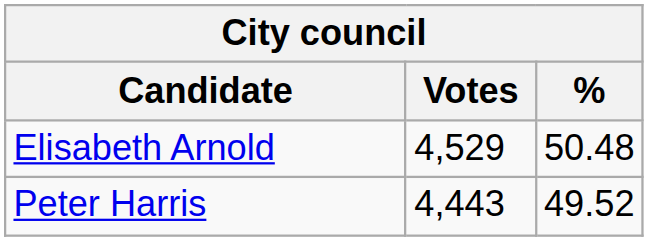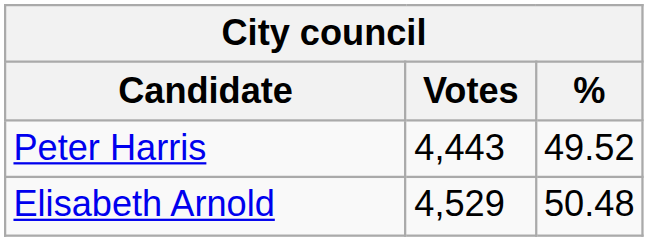rows swapped: (144, 147) <-> (110, 205)
